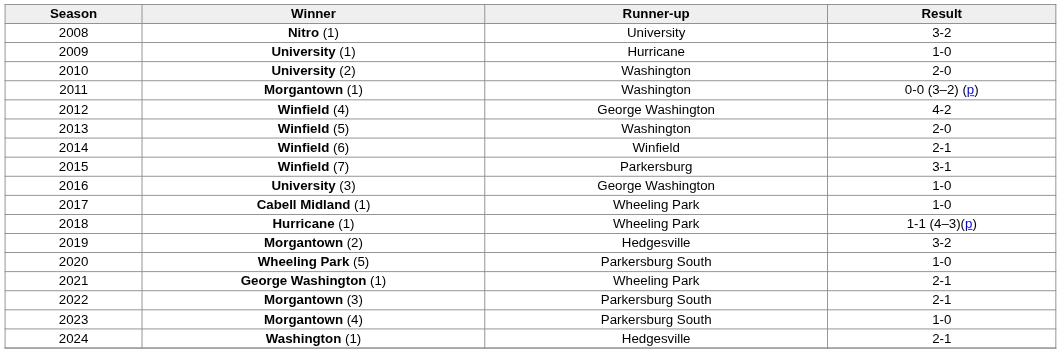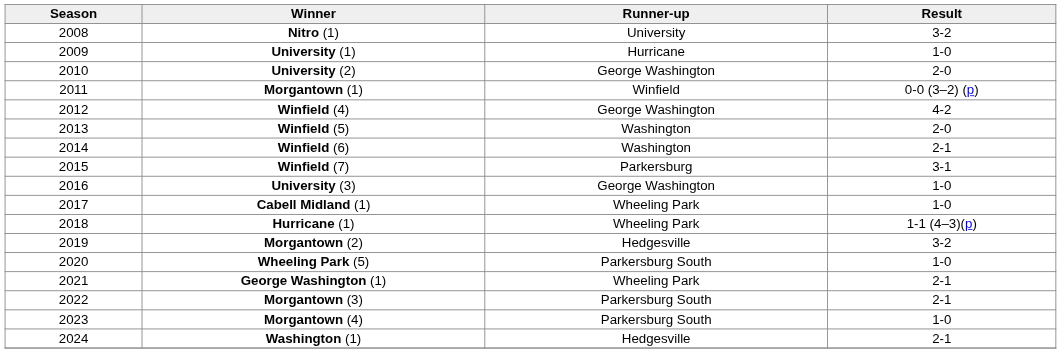(656, 71) Washington -> (656, 71) George Washington
(656, 90) Washington -> (656, 90) Winfield
(656, 147) Winfield -> (656, 147) Washington
